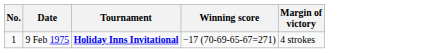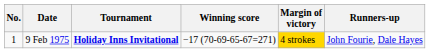+ column: (375, 18)
(298, 40) no background -> (298, 40) gold background
